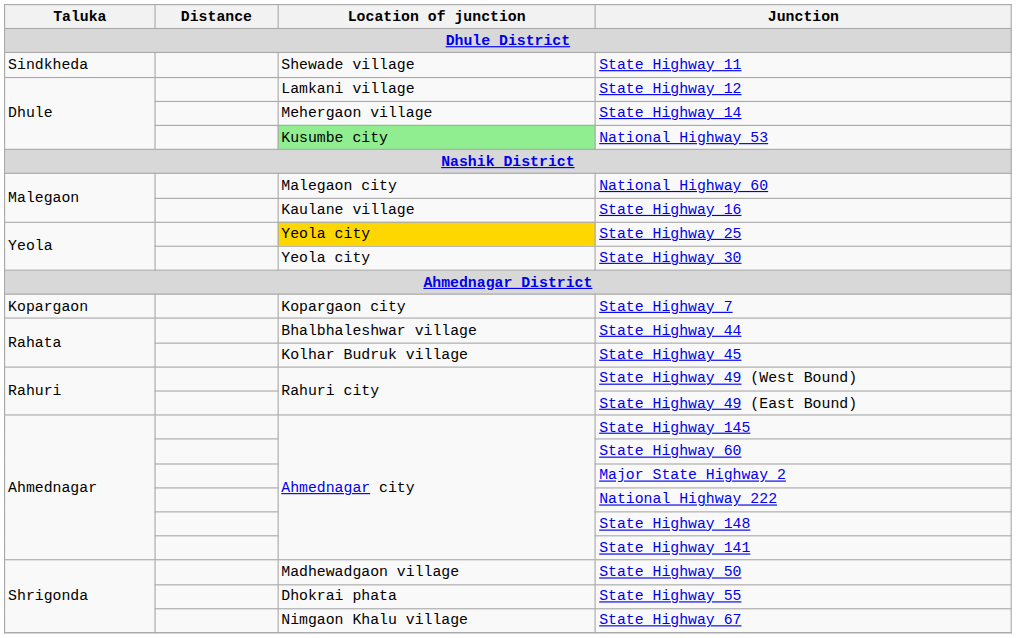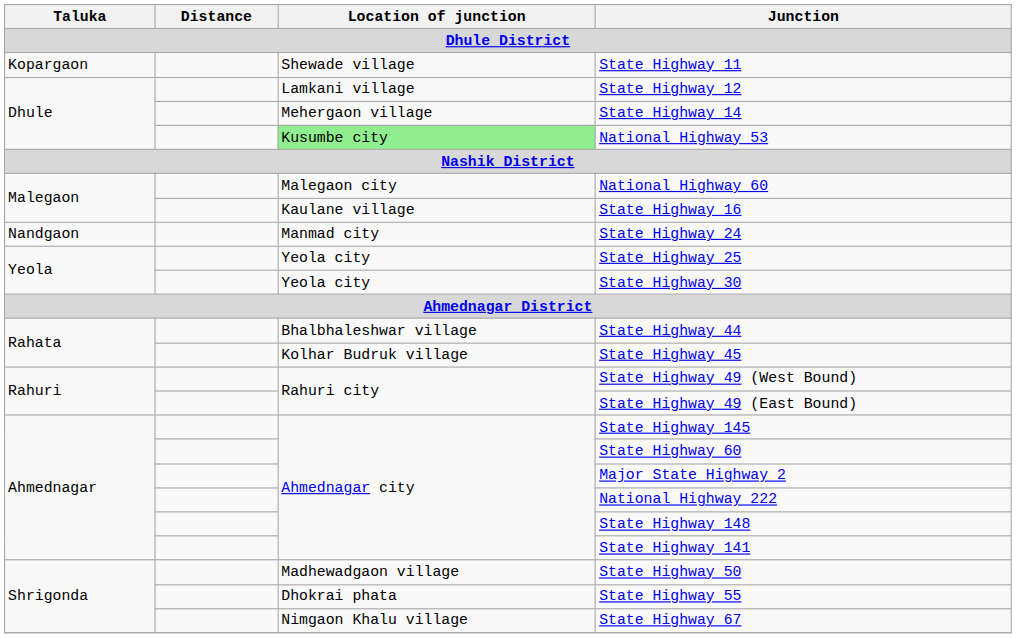(48, 65) Sindkheda -> (48, 65) Kopargaon
+ row: (670, 234)
(326, 234) gold background -> (326, 258) no background
- row: (666, 306)
